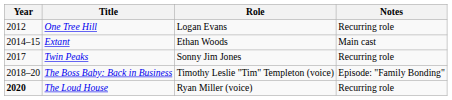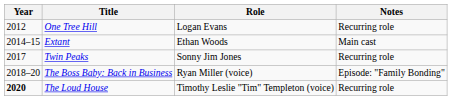(255, 73) Timothy Leslie "Tim" Templeton (voice) -> (215, 73) Ryan Miller (voice)
(215, 88) Ryan Miller (voice) -> (255, 88) Timothy Leslie "Tim" Templeton (voice)
